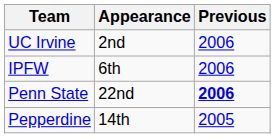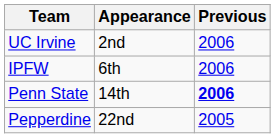(116, 94) 22nd -> (114, 94) 14th
(114, 119) 14th -> (116, 119) 22nd
